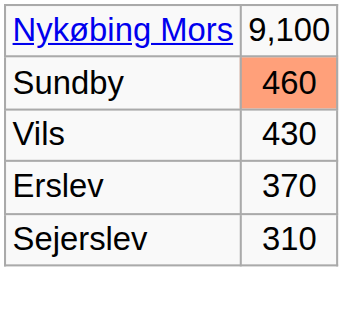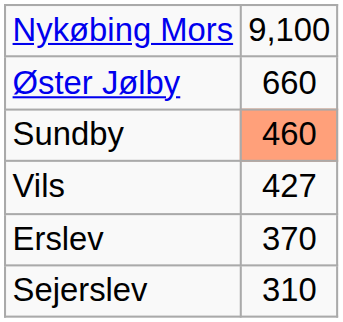+ row: (96, 82)
(289, 134) 430 -> (289, 186) 427
